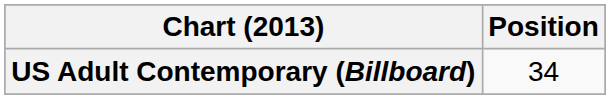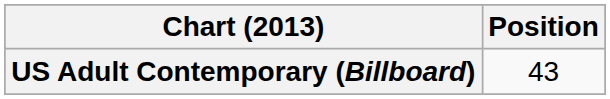(544, 71) 34 -> (544, 71) 43
